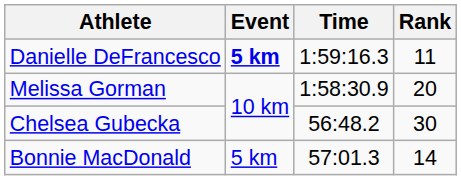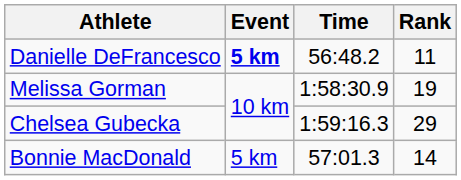(344, 56) 1:59:16.3 -> (344, 56) 56:48.2
(425, 90) 20 -> (425, 90) 19
(344, 124) 56:48.2 -> (344, 124) 1:59:16.3
(425, 124) 30 -> (425, 124) 29
